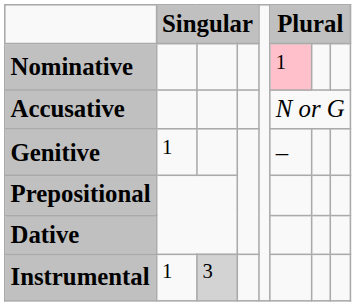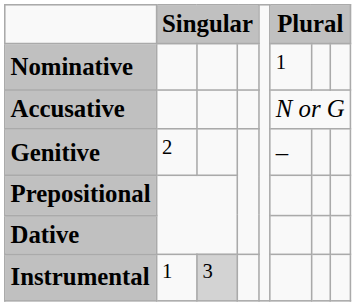(281, 61) pink background -> (281, 61) no background
(167, 147) 1 -> (167, 147) 2
